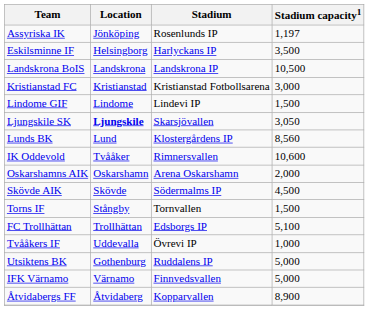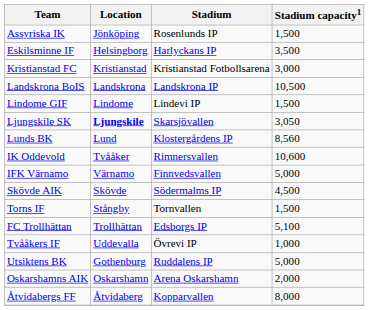(287, 33) 1,197 -> (287, 33) 1,500
rows swapped: (42, 86) <-> (46, 68)
rows swapped: (48, 173) <-> (38, 278)
(287, 296) 8,900 -> (287, 296) 8,000
